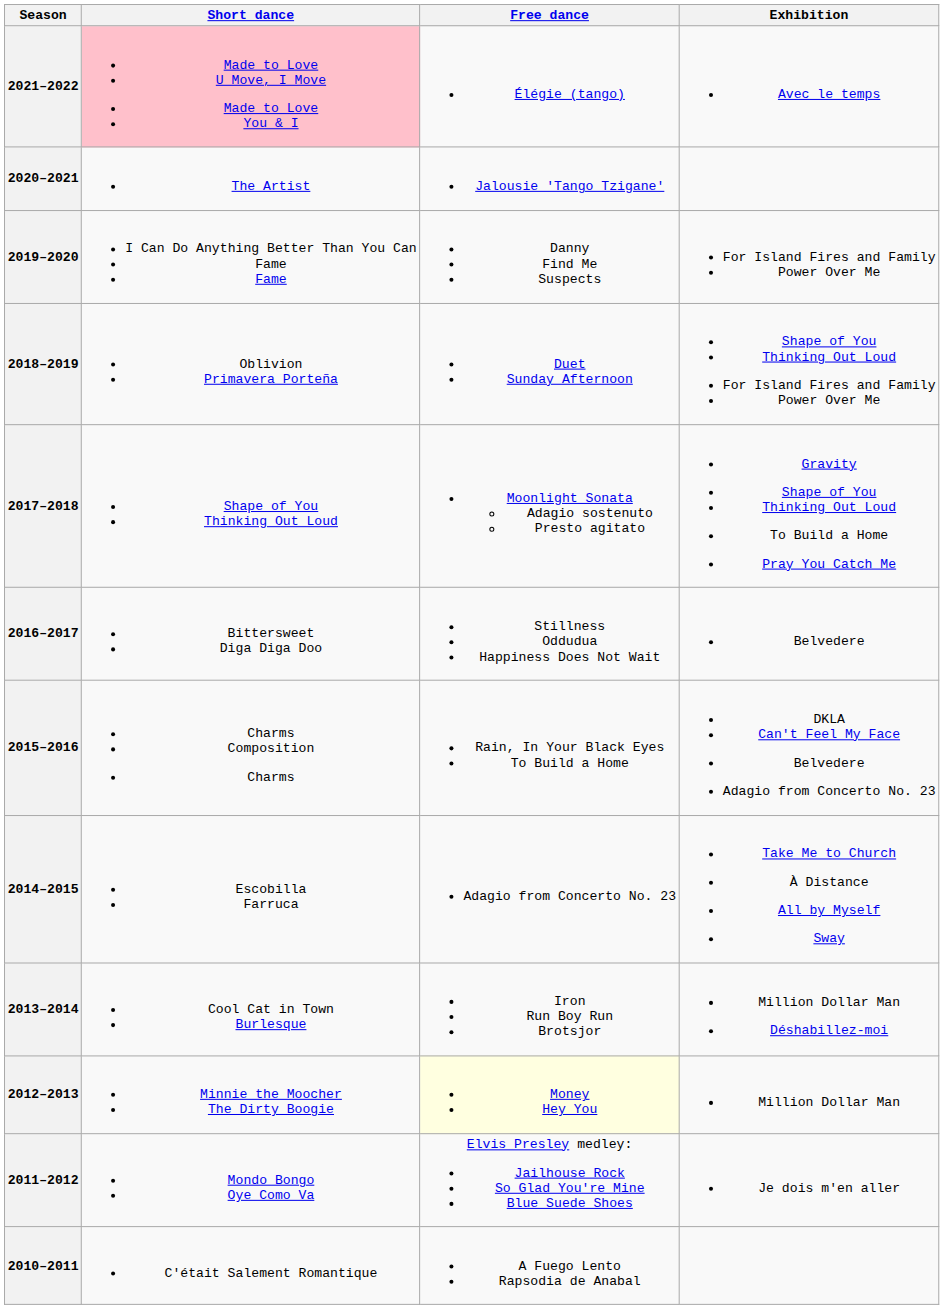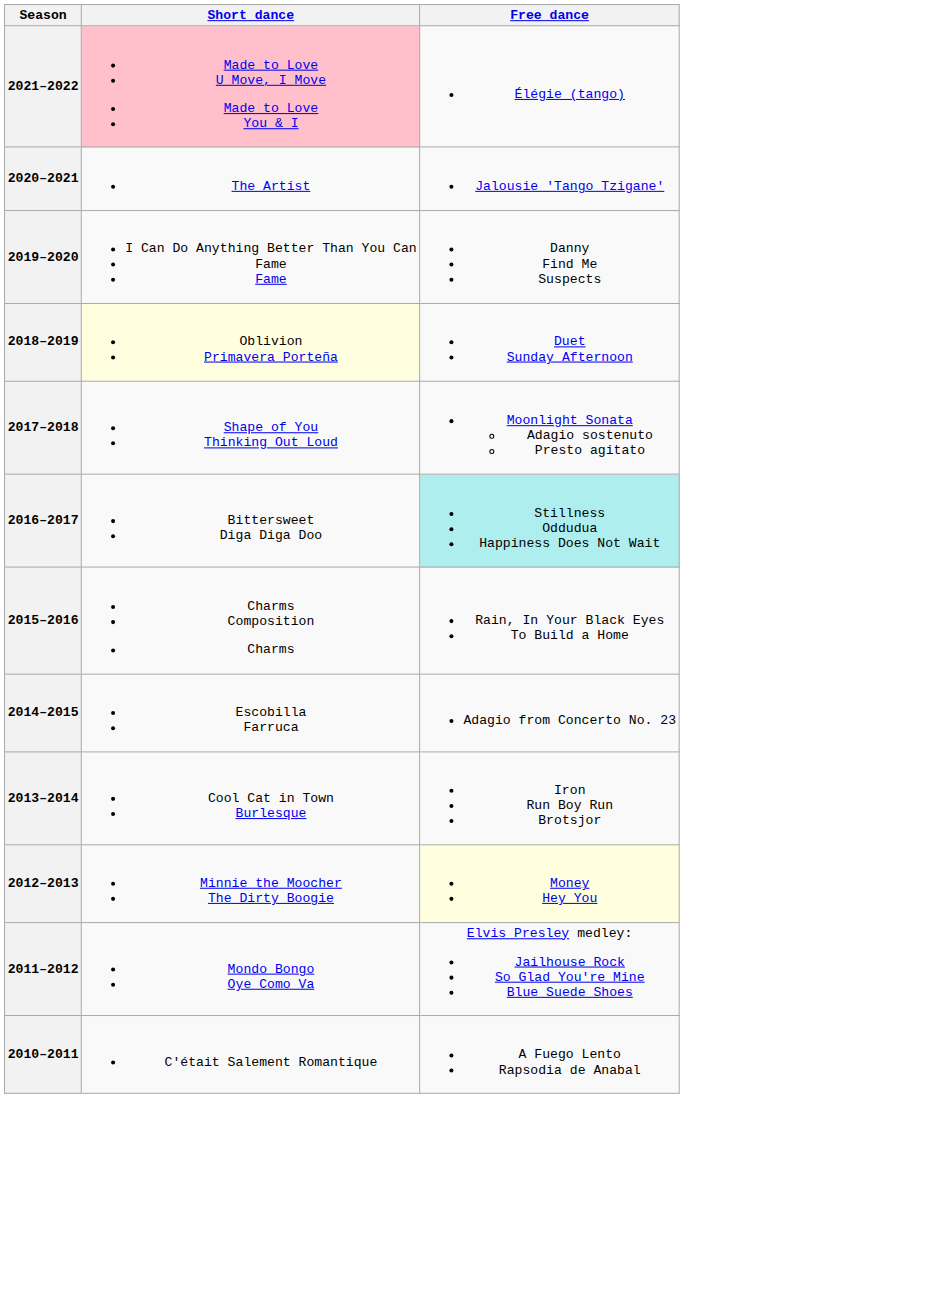- column: (809, 15)
(251, 371) no background -> (251, 350) lightyellow background
(550, 642) no background -> (550, 528) paleturquoise background
